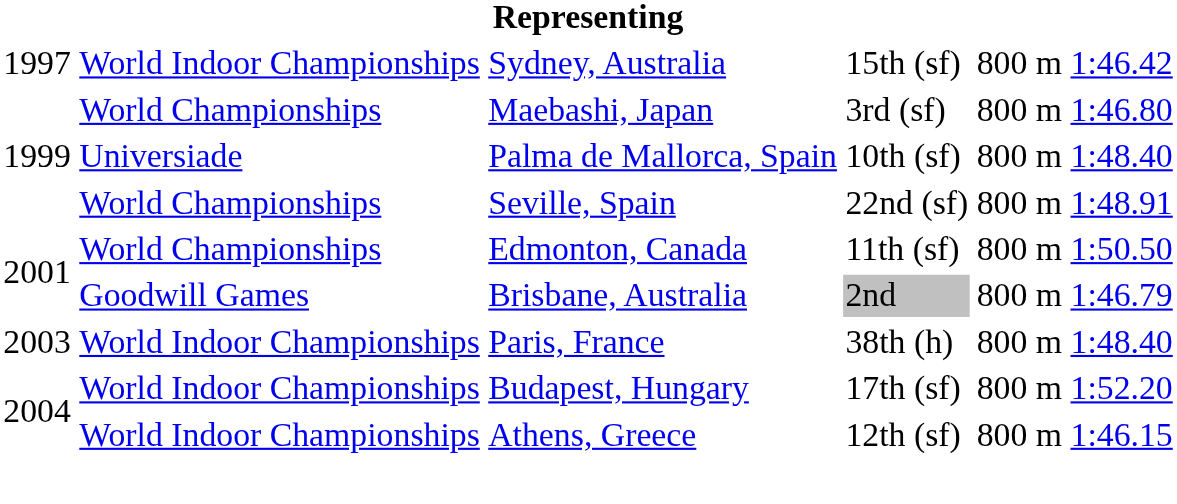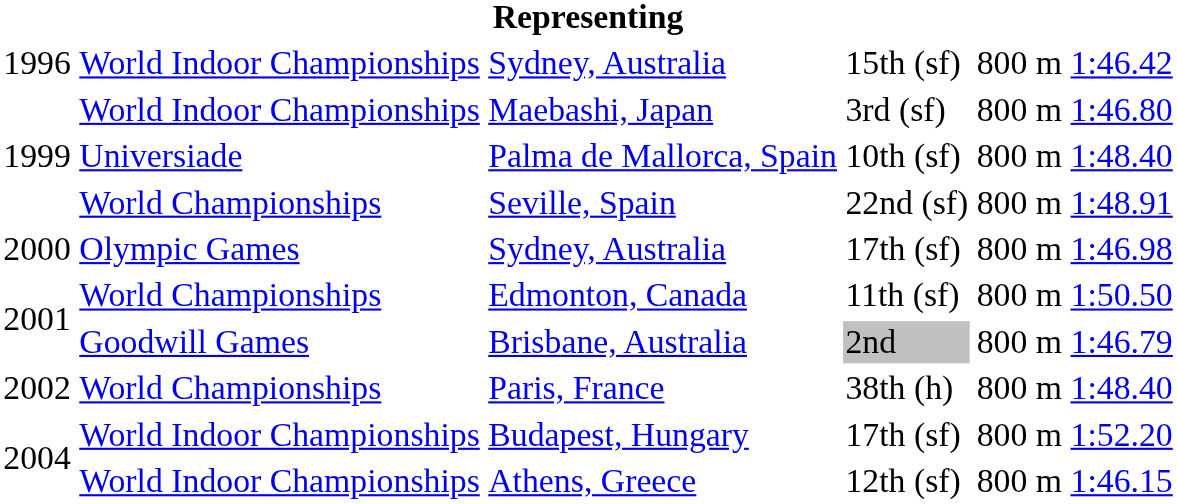(37, 63) 1997 -> (37, 63) 1996
(230, 109) World Championships -> (280, 109) World Indoor Championships
+ row: (607, 248)
(37, 341) 2003 -> (37, 388) 2002
(280, 341) World Indoor Championships -> (230, 388) World Championships
